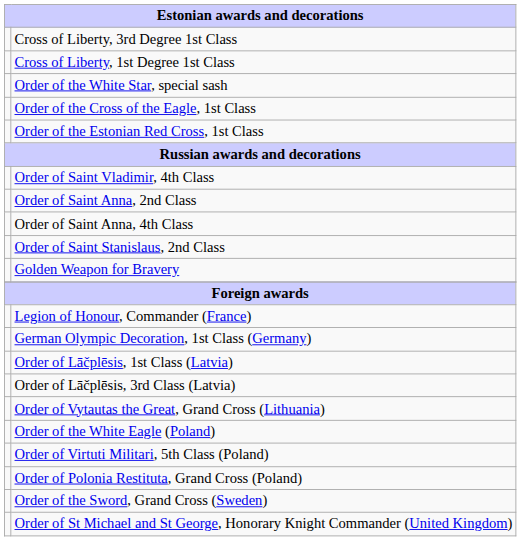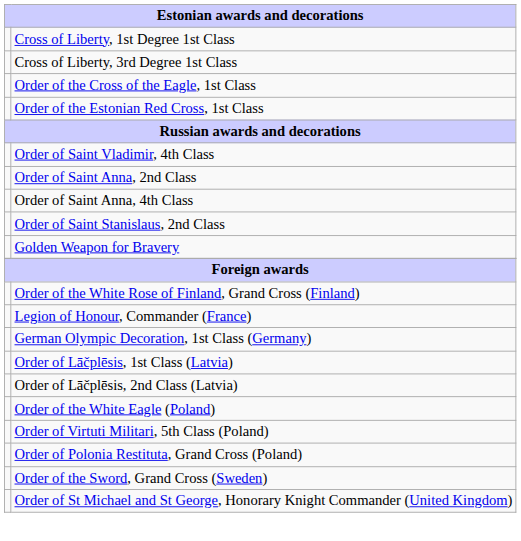rows swapped: (125, 62) <-> (126, 39)
- row: (121, 85)
+ row: (187, 293)
+ row: (126, 385)
- row: (125, 385)
- row: (170, 408)
